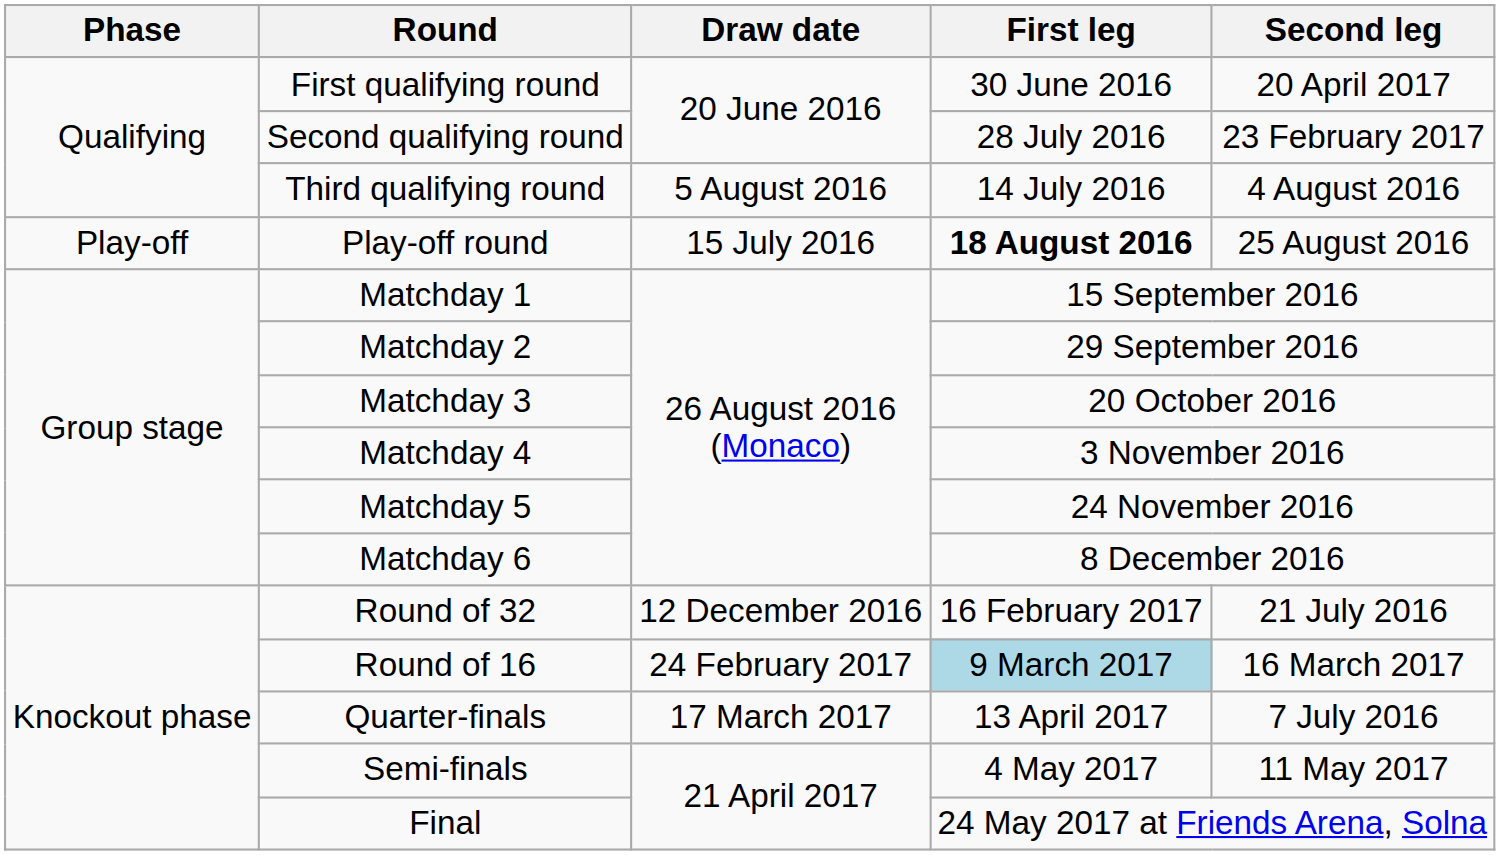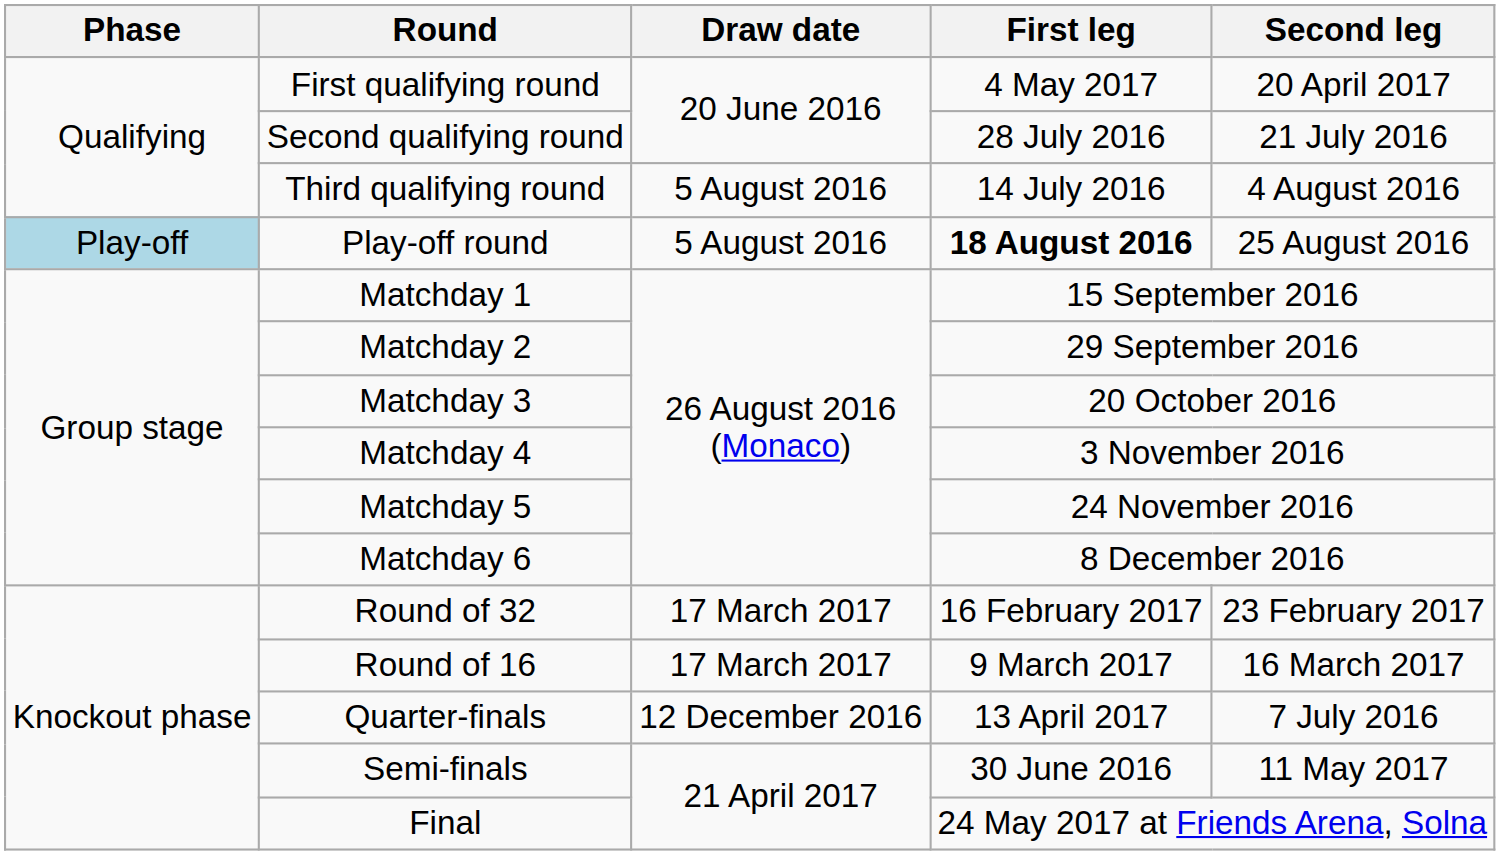(1071, 83) 30 June 2016 -> (1071, 83) 4 May 2017
(1354, 136) 23 February 2017 -> (1354, 136) 21 July 2016
(132, 242) no background -> (132, 242) lightblue background
(781, 242) 15 July 2016 -> (781, 242) 5 August 2016
(781, 611) 12 December 2016 -> (781, 611) 17 March 2017
(1354, 611) 21 July 2016 -> (1354, 611) 23 February 2017
(781, 664) 24 February 2017 -> (781, 664) 17 March 2017
(1071, 664) lightblue background -> (1071, 664) no background
(781, 717) 17 March 2017 -> (781, 717) 12 December 2016
(1071, 769) 4 May 2017 -> (1071, 769) 30 June 2016
